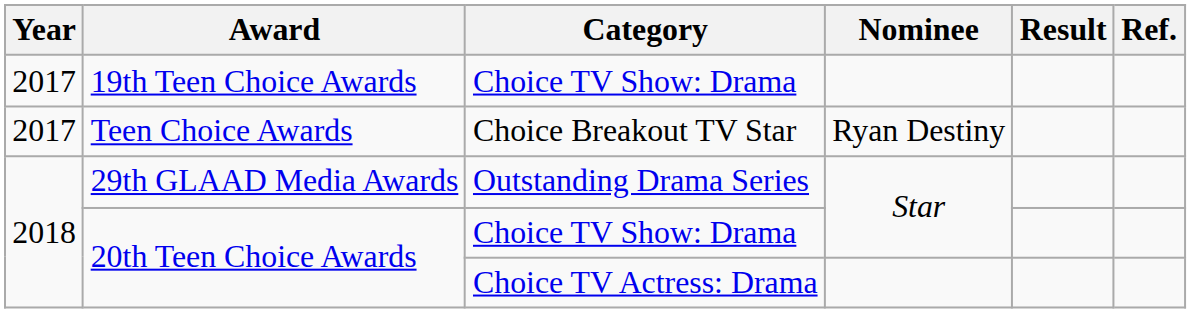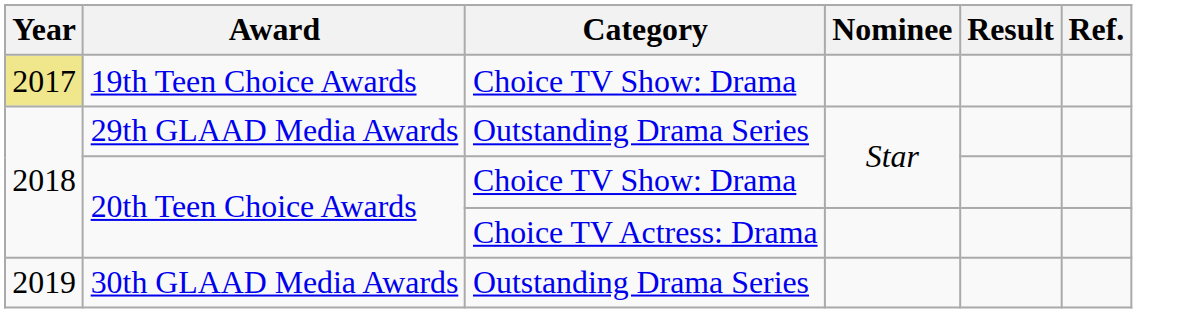(44, 80) no background -> (44, 80) khaki background
- row: (222, 130)
+ row: (275, 282)
